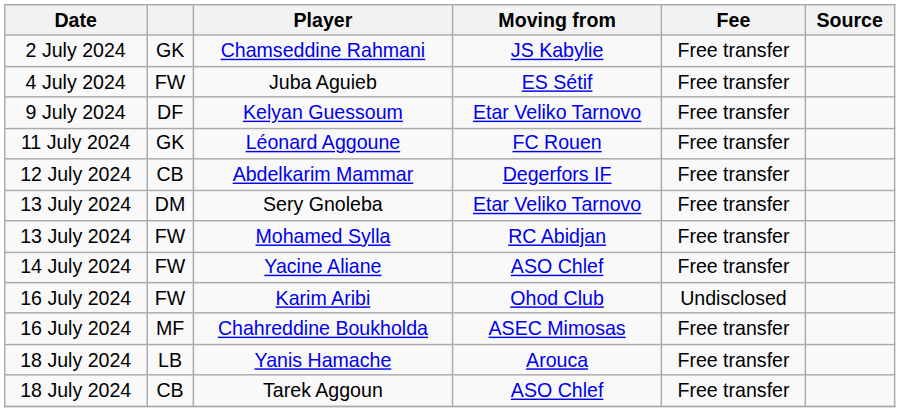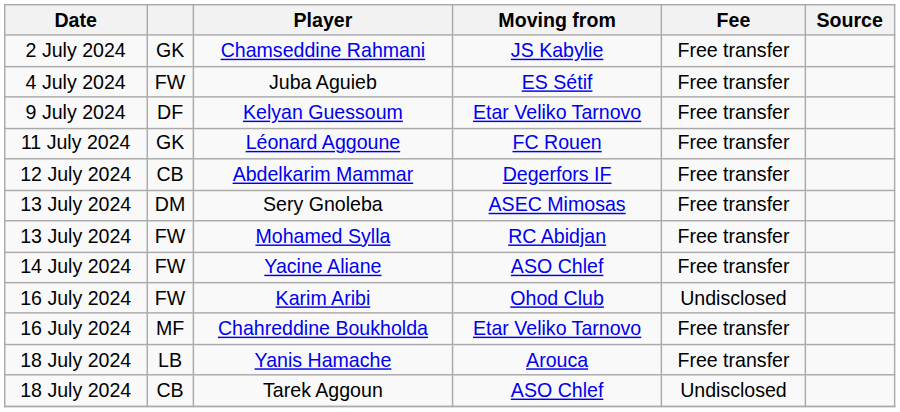(557, 205) Etar Veliko Tarnovo -> (557, 205) ASEC Mimosas
(557, 328) ASEC Mimosas -> (557, 328) Etar Veliko Tarnovo
(733, 390) Free transfer -> (733, 390) Undisclosed
